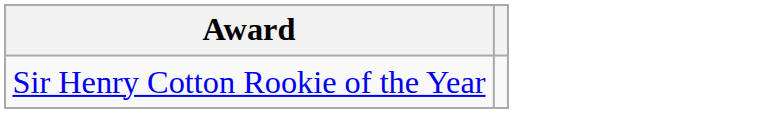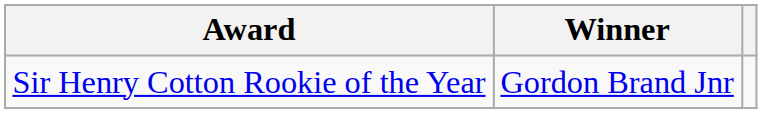+ column: (617, 30)
